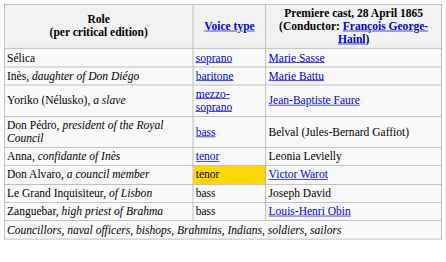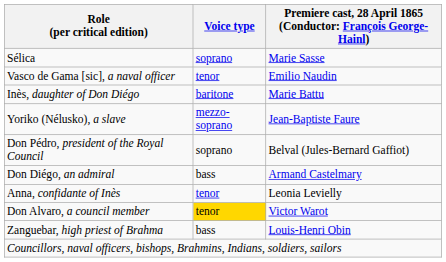+ row: (91, 76)
(206, 132) bass -> (214, 150) soprano
+ row: (61, 175)
- row: (80, 193)
